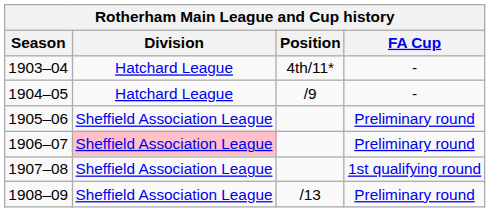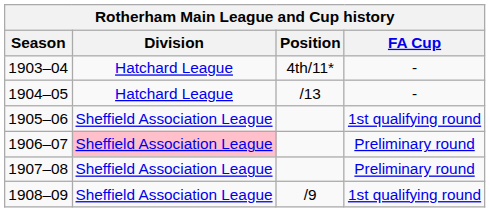(310, 93) /9 -> (310, 93) /13
(415, 119) Preliminary round -> (415, 119) 1st qualifying round
(415, 169) 1st qualifying round -> (415, 169) Preliminary round
(310, 195) /13 -> (310, 195) /9
(415, 195) Preliminary round -> (415, 195) 1st qualifying round
